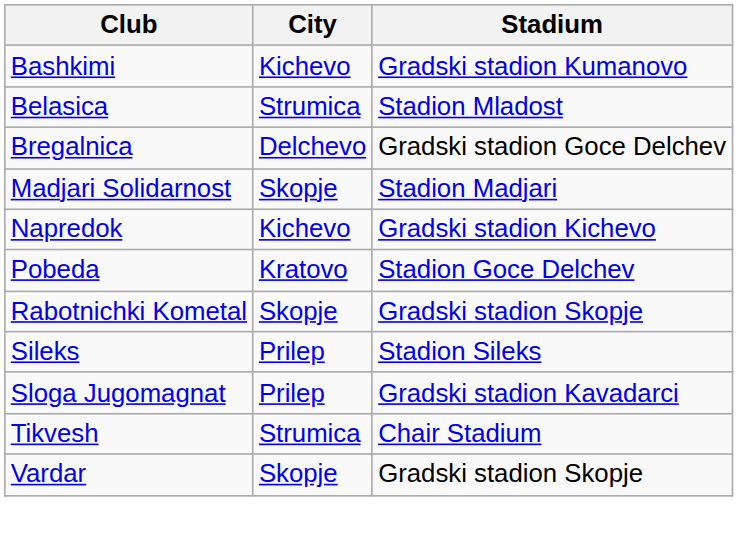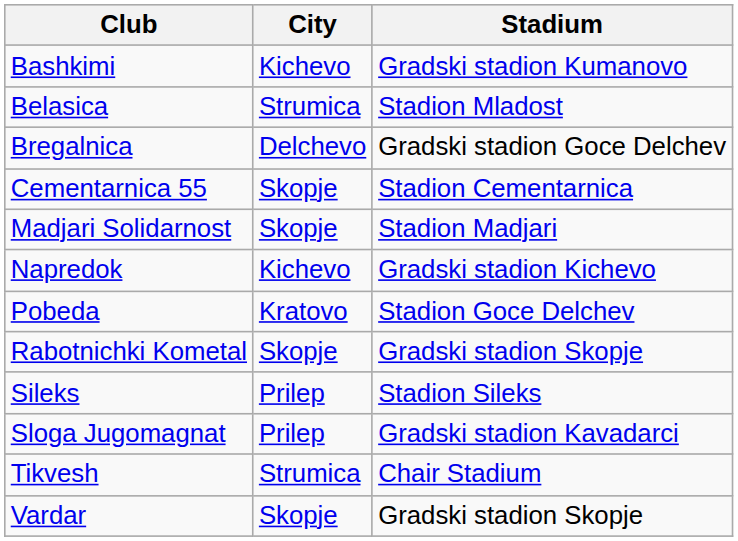+ row: (109, 188)
